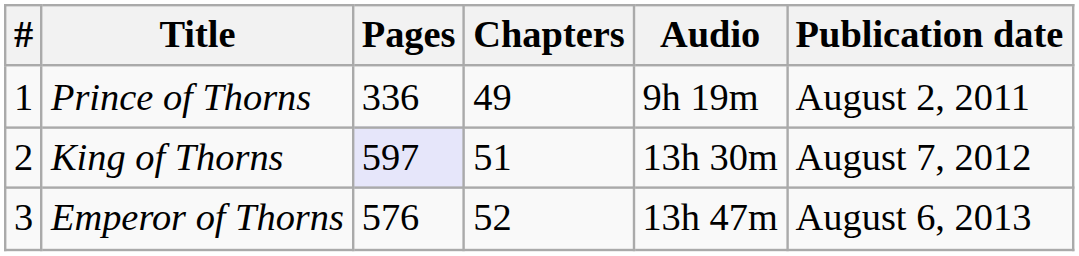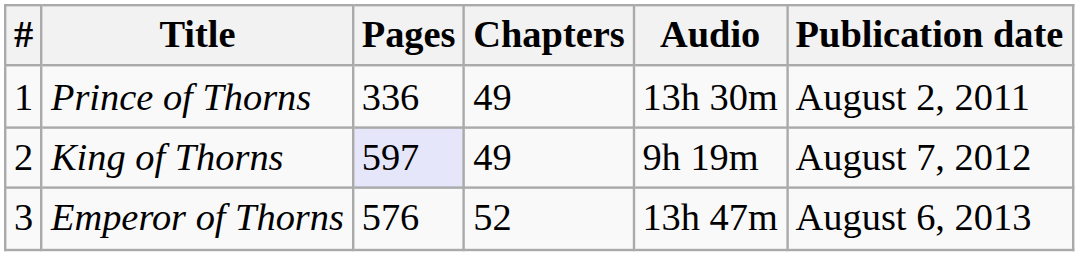(701, 95) 9h 19m -> (710, 95) 13h 30m
(492, 156) 51 -> (492, 156) 49
(710, 156) 13h 30m -> (701, 156) 9h 19m
